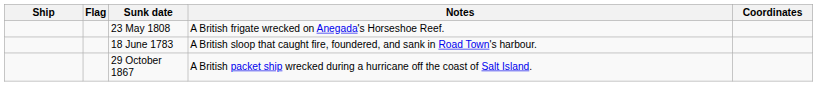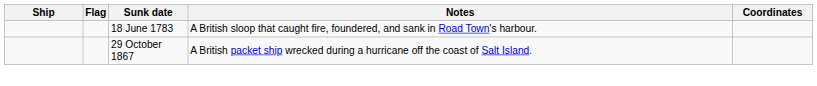- row: (141, 28)
